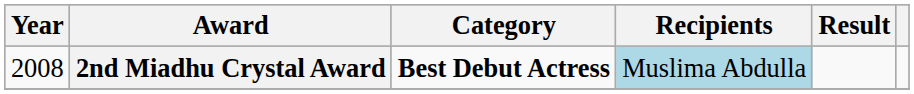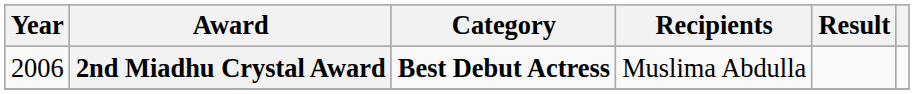(37, 67) 2008 -> (37, 67) 2006
(714, 67) lightblue background -> (714, 67) no background
